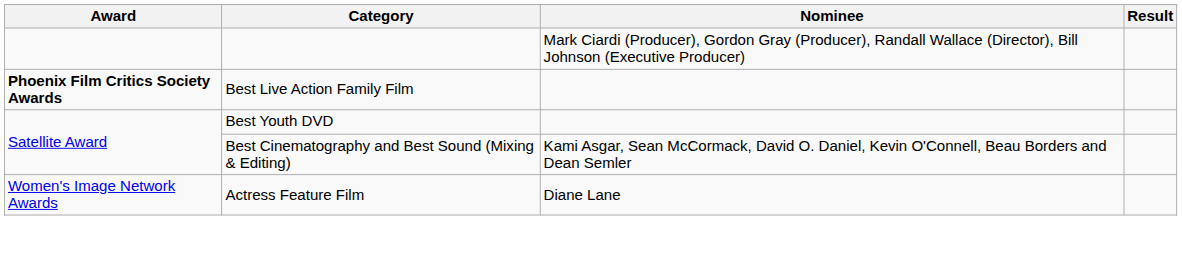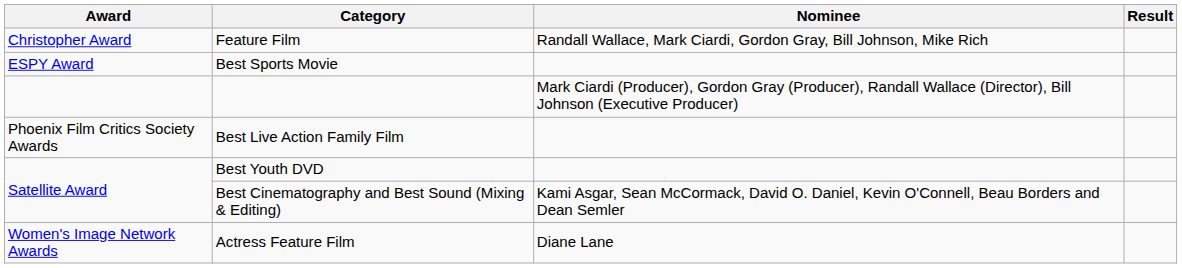+ row: (258, 40)
+ row: (277, 64)
(109, 89) bold -> (101, 137) normal
